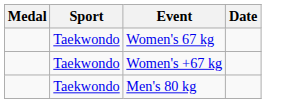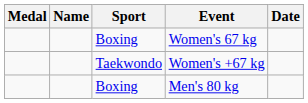+ column: (71, 16)
(86, 40) Taekwondo -> (117, 40) Boxing
(86, 87) Taekwondo -> (117, 87) Boxing
